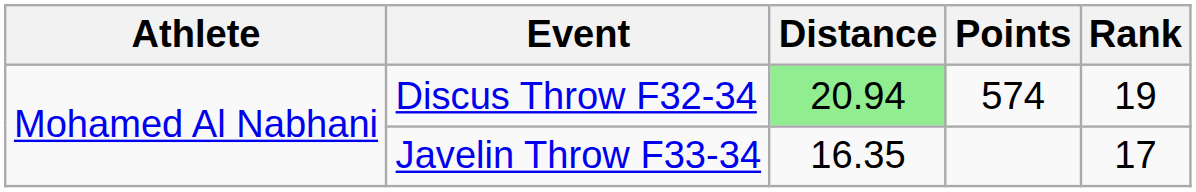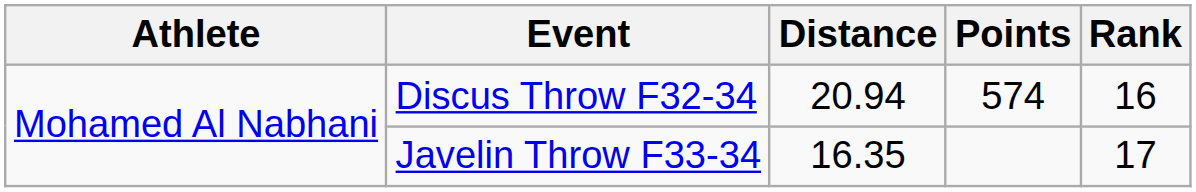(858, 95) lightgreen background -> (858, 95) no background
(1135, 95) 19 -> (1135, 95) 16
